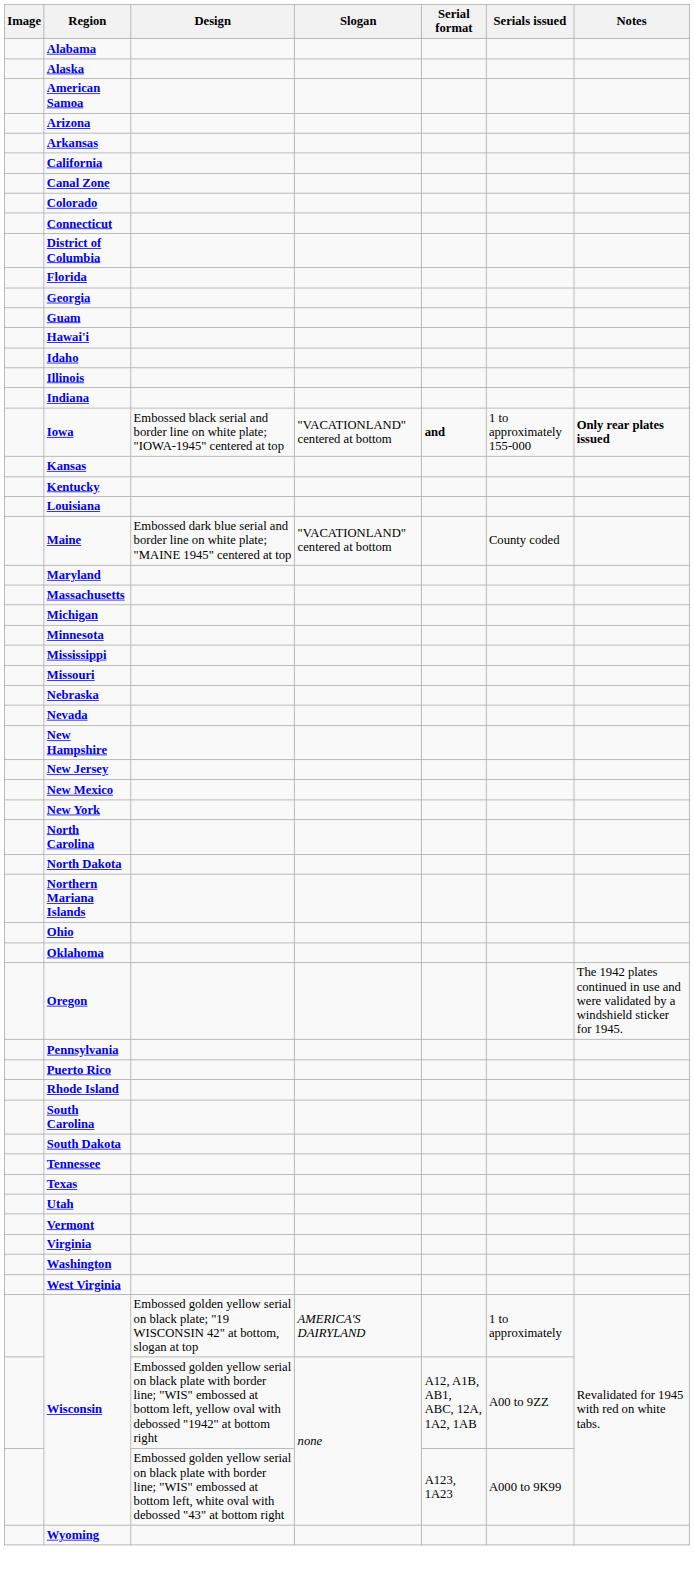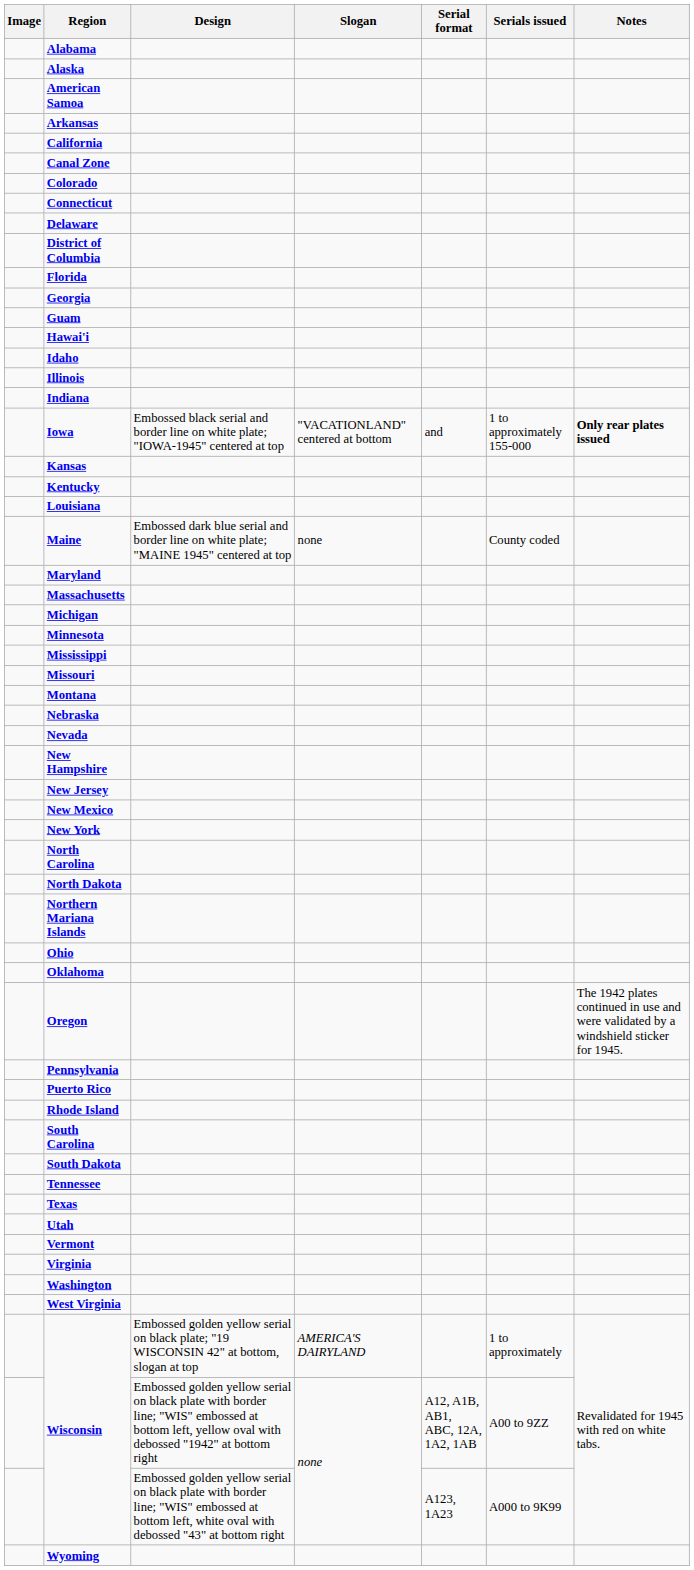- row: (69, 123)
+ row: (72, 223)
(435, 432) bold -> (434, 432) normal
(352, 540) "VACATIONLAND" centered at bottom -> (310, 540) none
+ row: (71, 695)
